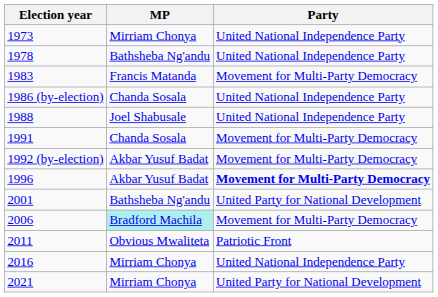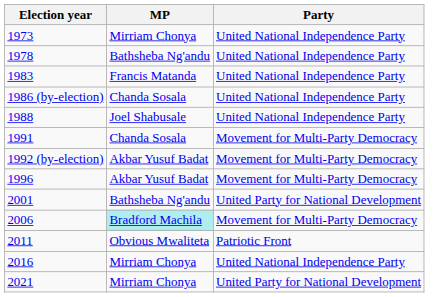(317, 76) Movement for Multi-Party Democracy -> (310, 76) United National Independence Party
(323, 179) bold -> (317, 179) normal
